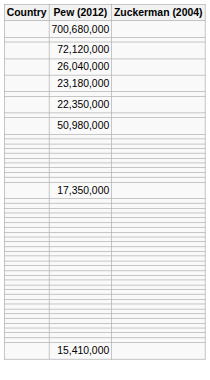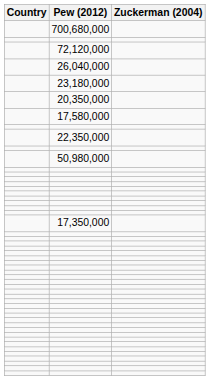+ row: (27, 100)
+ row: (27, 116)
- row: (27, 351)
